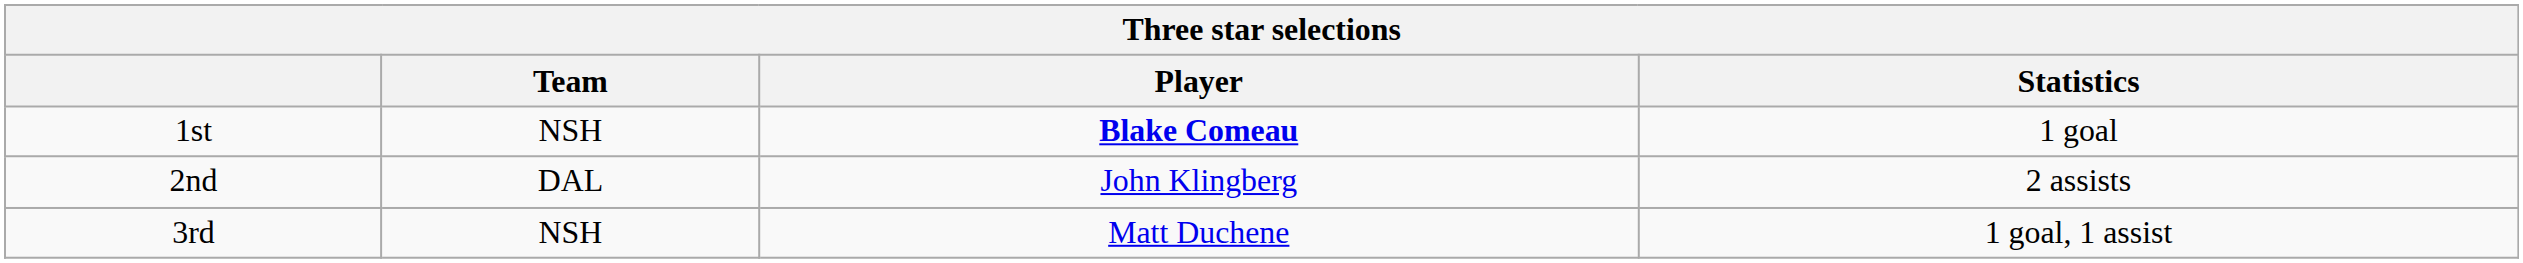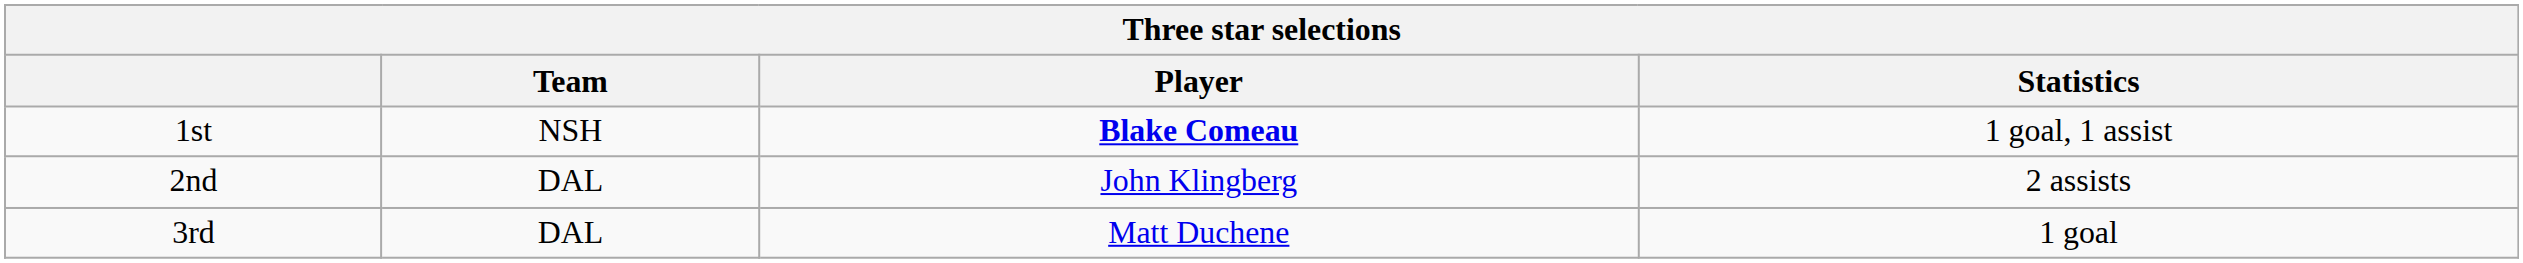(2078, 130) 1 goal -> (2078, 130) 1 goal, 1 assist
(570, 231) NSH -> (570, 231) DAL
(2078, 231) 1 goal, 1 assist -> (2078, 231) 1 goal
